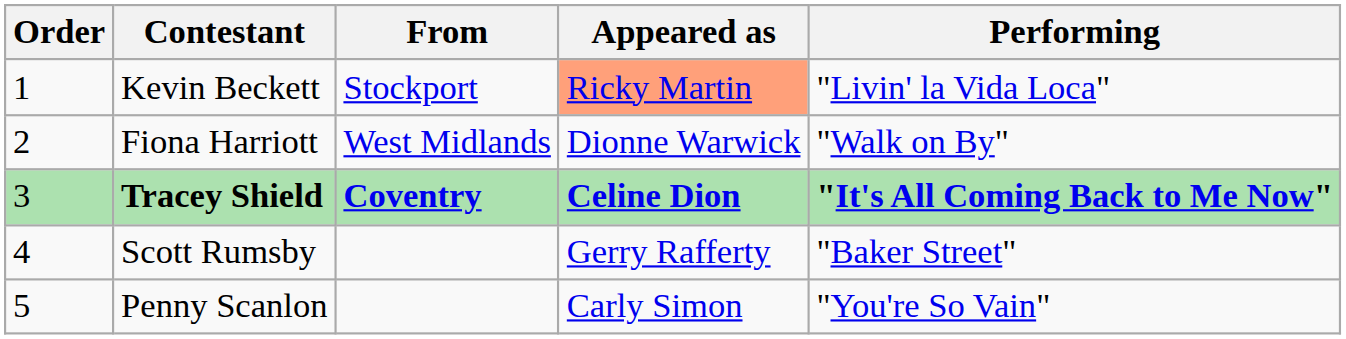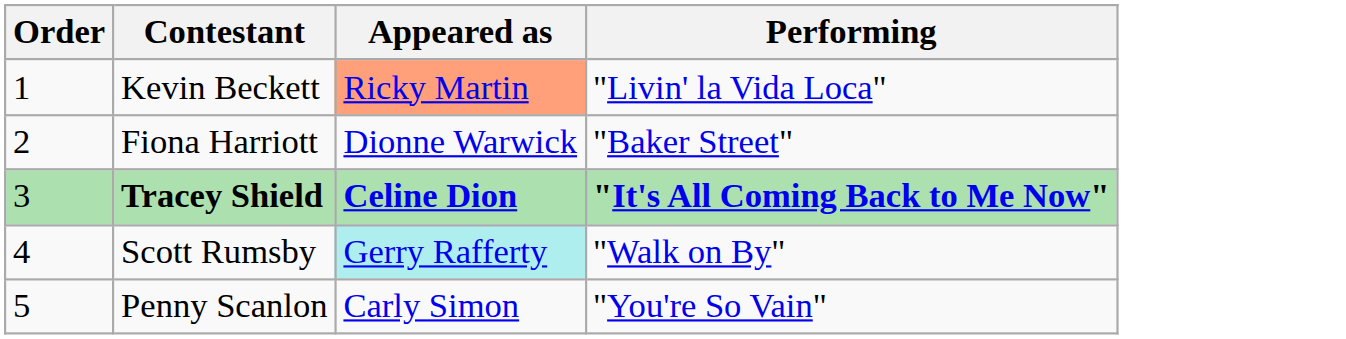- column: (447, 31)
(913, 141) "Walk on By" -> (693, 141) "Baker Street"
(669, 251) no background -> (445, 251) paleturquoise background
(916, 251) "Baker Street" -> (689, 251) "Walk on By"
